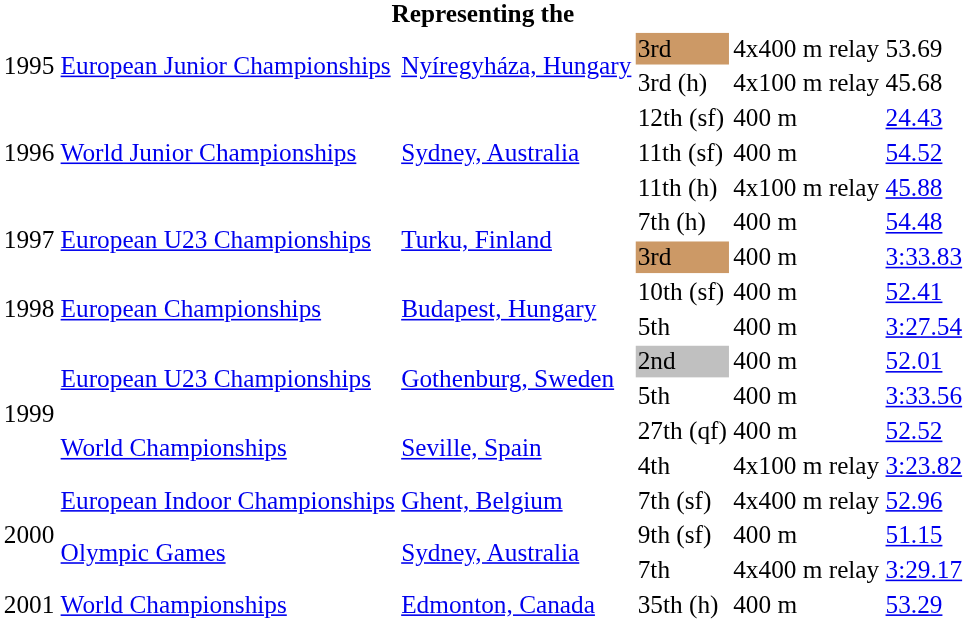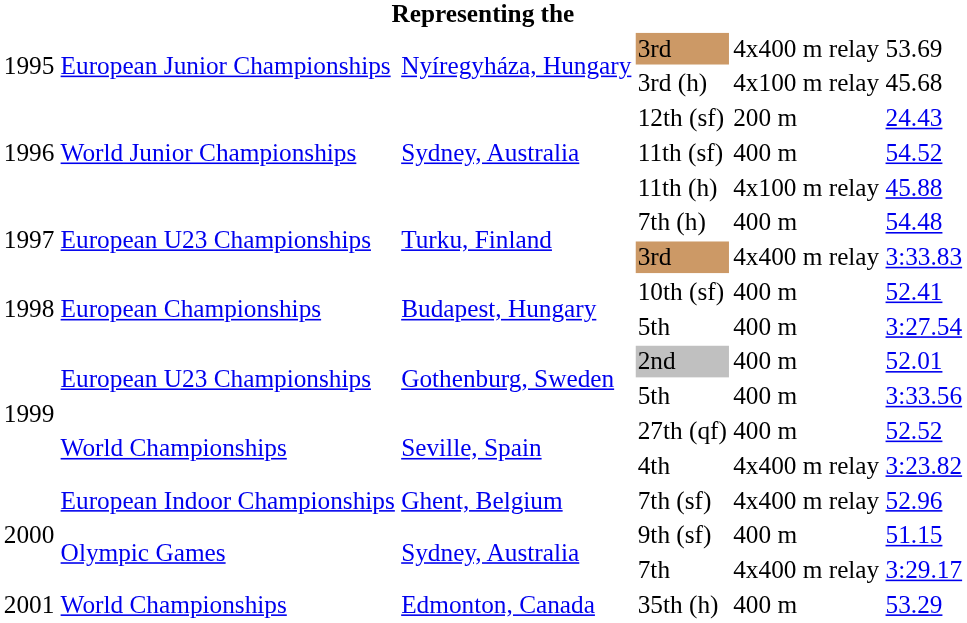(765, 117) 400 m -> (765, 117) 200 m
(765, 256) 400 m -> (806, 256) 4x400 m relay
(806, 465) 4x100 m relay -> (806, 465) 4x400 m relay
